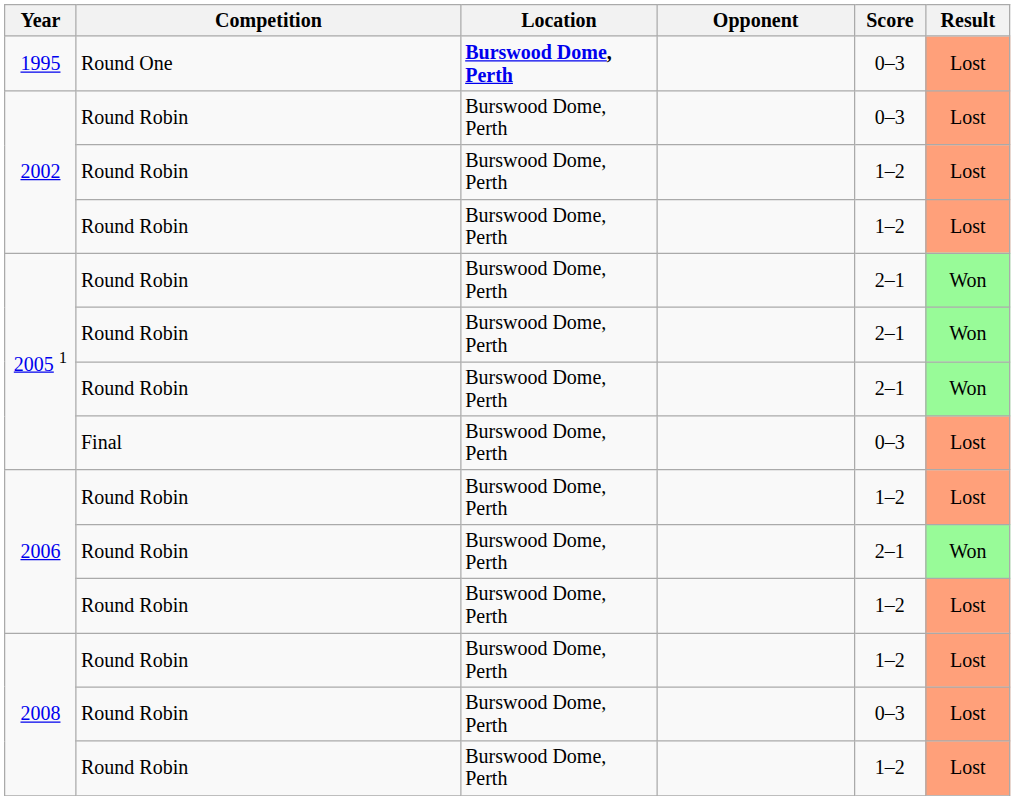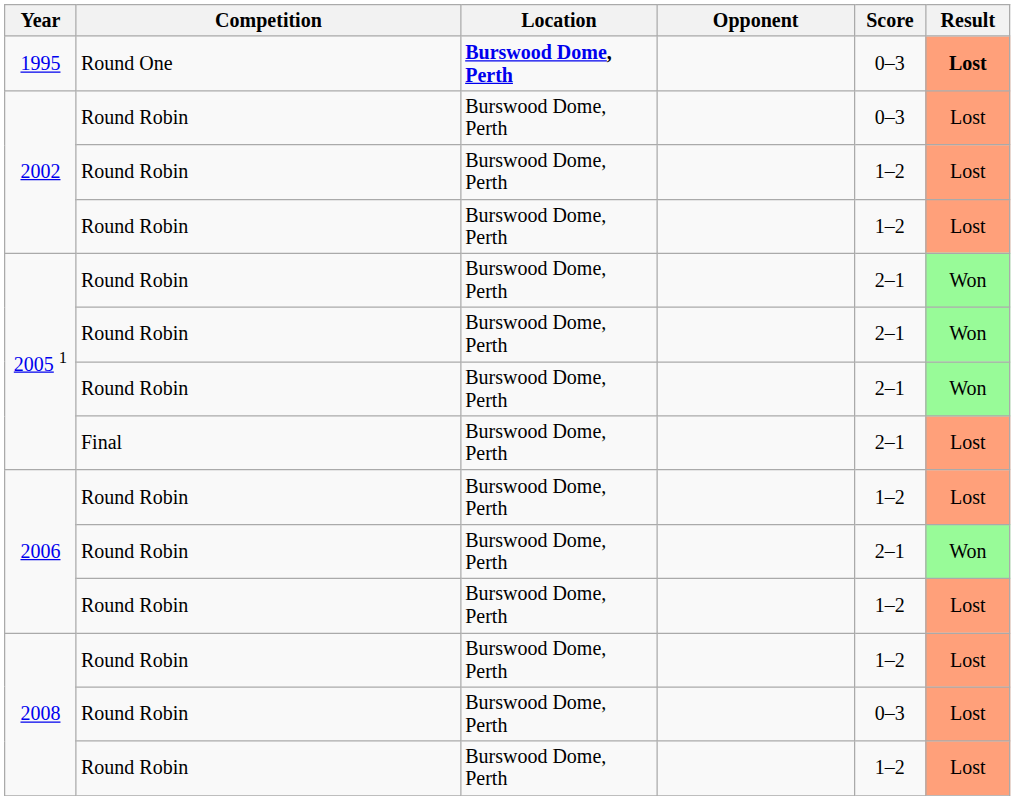(968, 63) normal -> (968, 63) bold
(890, 442) 0–3 -> (890, 442) 2–1
